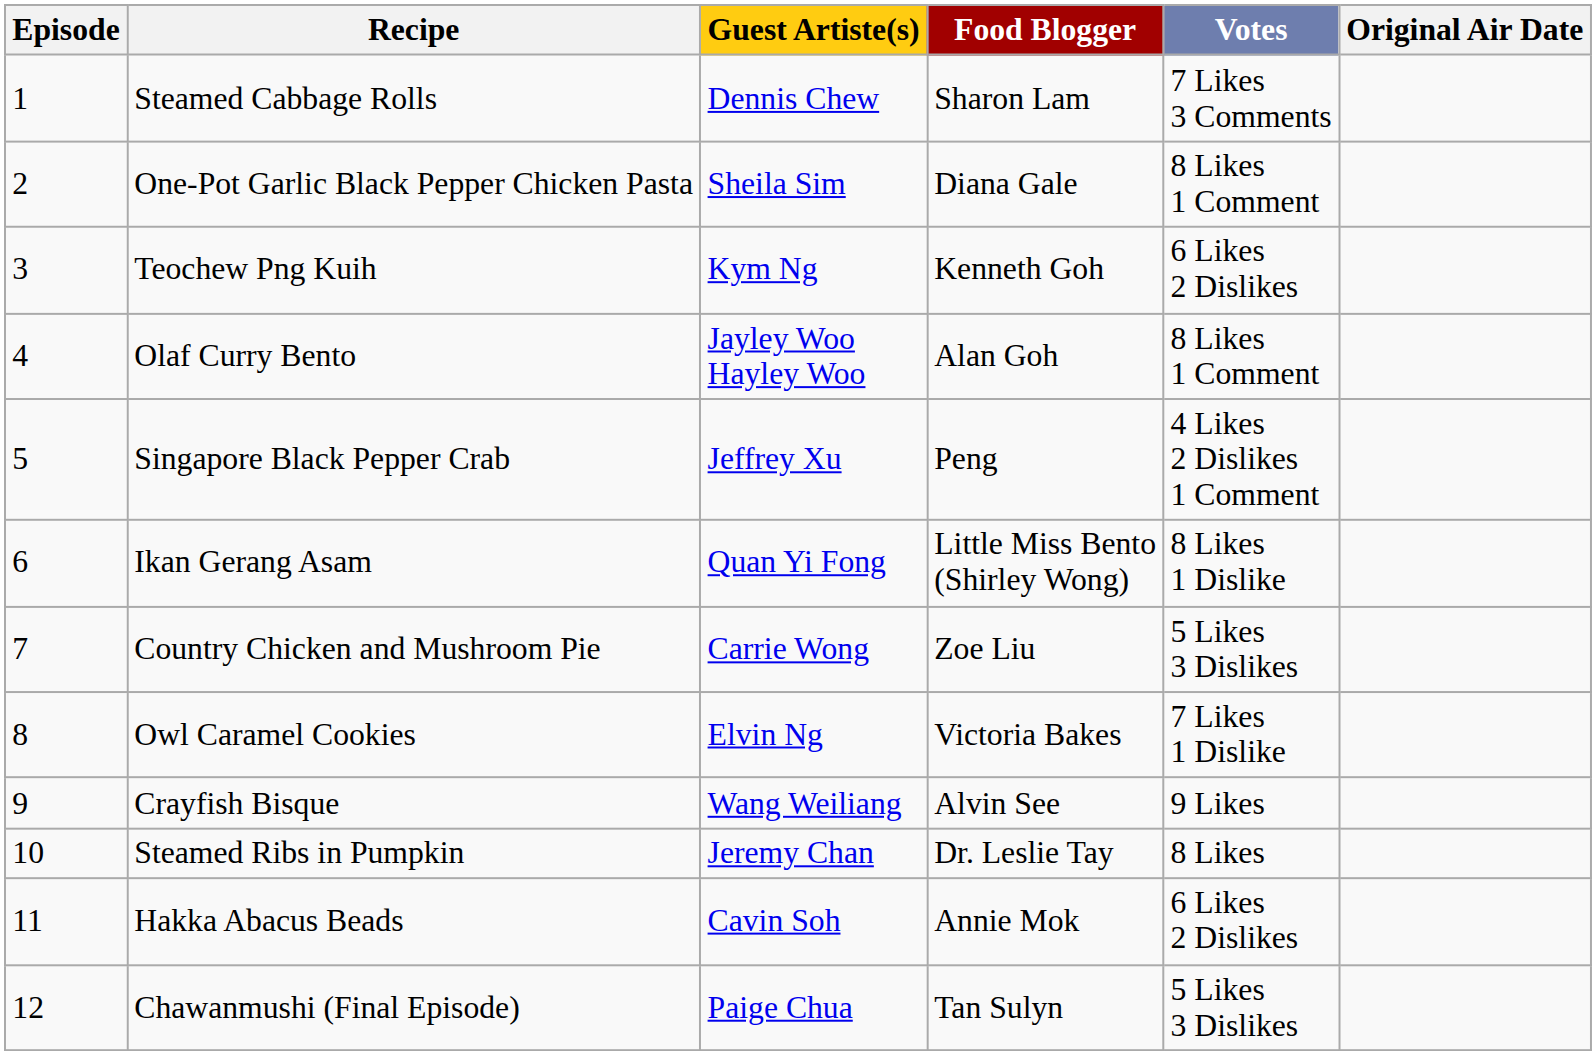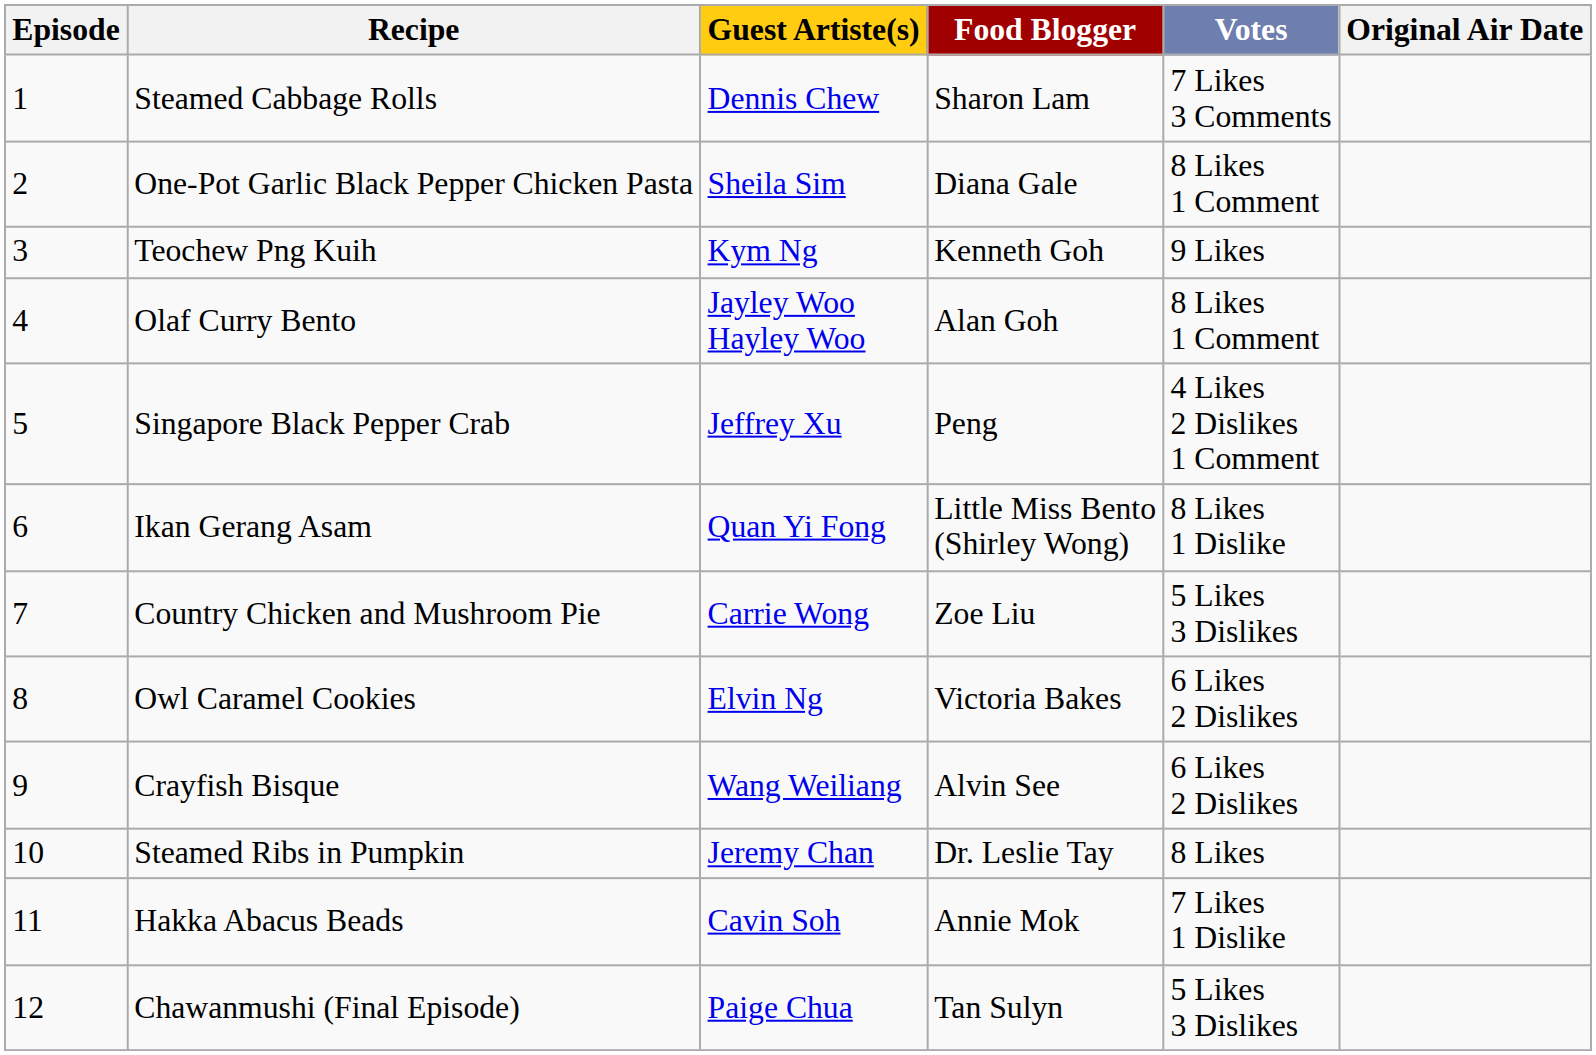(1234, 269) 6 Likes 2 Dislikes -> (1218, 251) 9 Likes
(1228, 734) 7 Likes 1 Dislike -> (1234, 698) 6 Likes 2 Dislikes
(1218, 802) 9 Likes -> (1234, 784) 6 Likes 2 Dislikes
(1234, 920) 6 Likes 2 Dislikes -> (1228, 920) 7 Likes 1 Dislike
